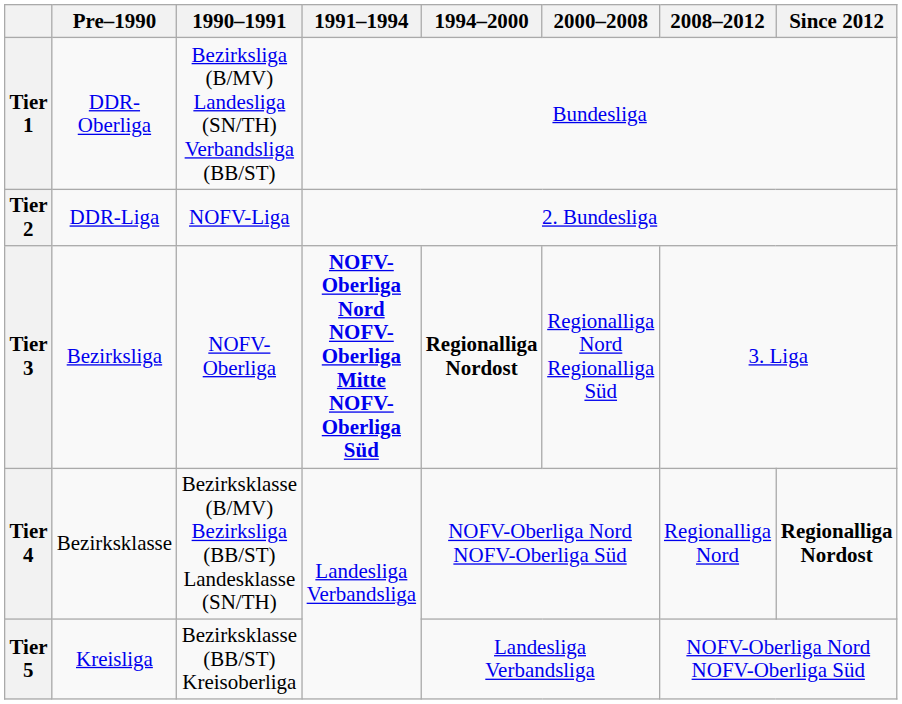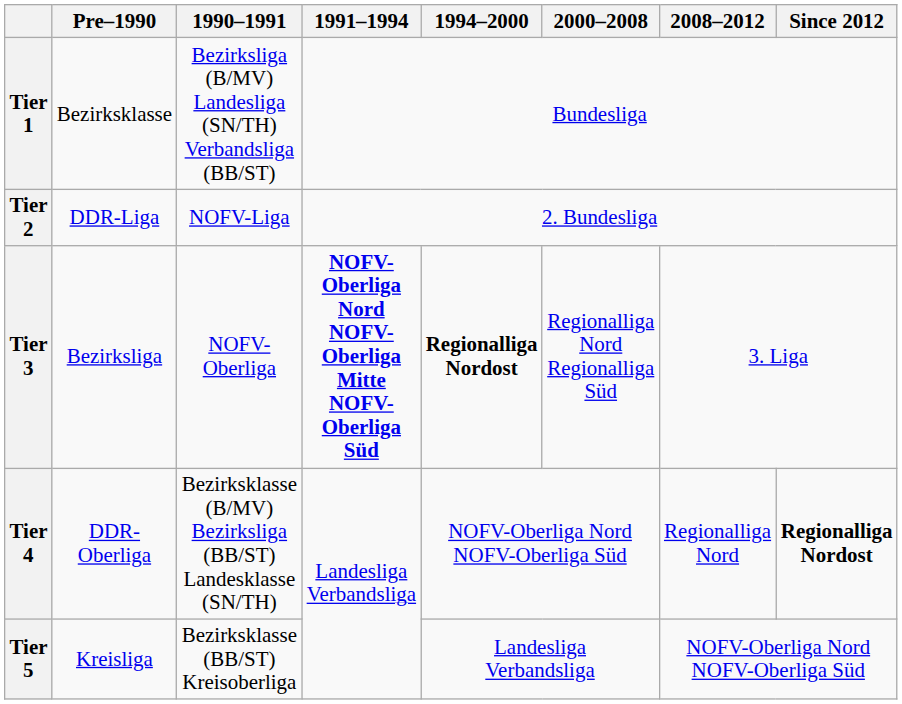(114, 113) DDR-Oberliga -> (114, 113) Bezirksklasse
(114, 543) Bezirksklasse -> (114, 543) DDR-Oberliga
